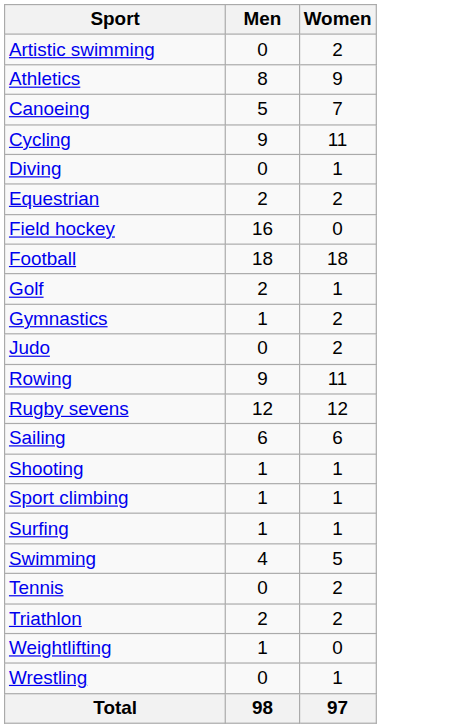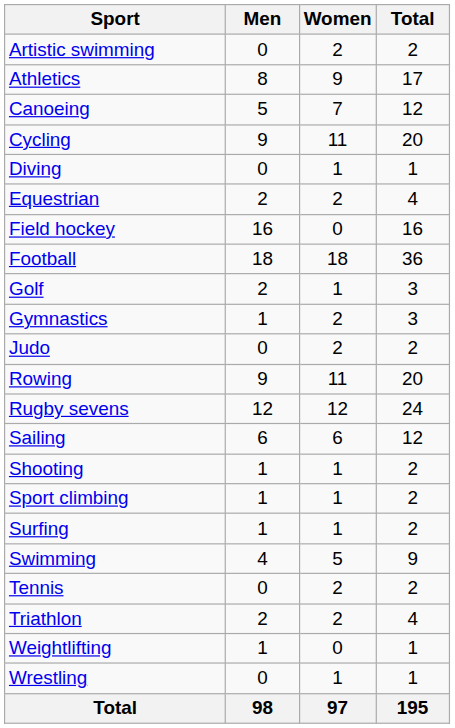+ column: (413, 19)
